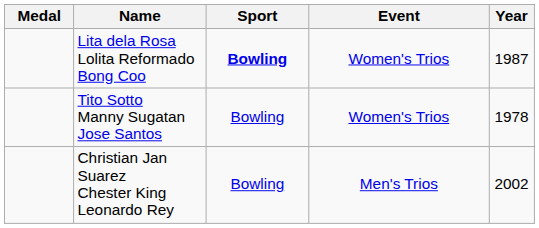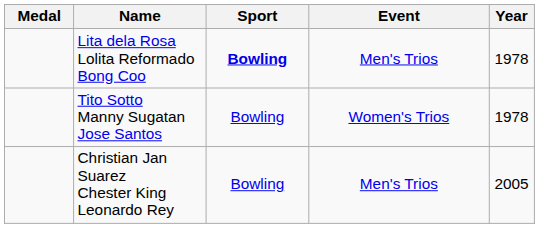(399, 58) Women's Trios -> (399, 58) Men's Trios
(512, 58) 1987 -> (512, 58) 1978
(512, 184) 2002 -> (512, 184) 2005
